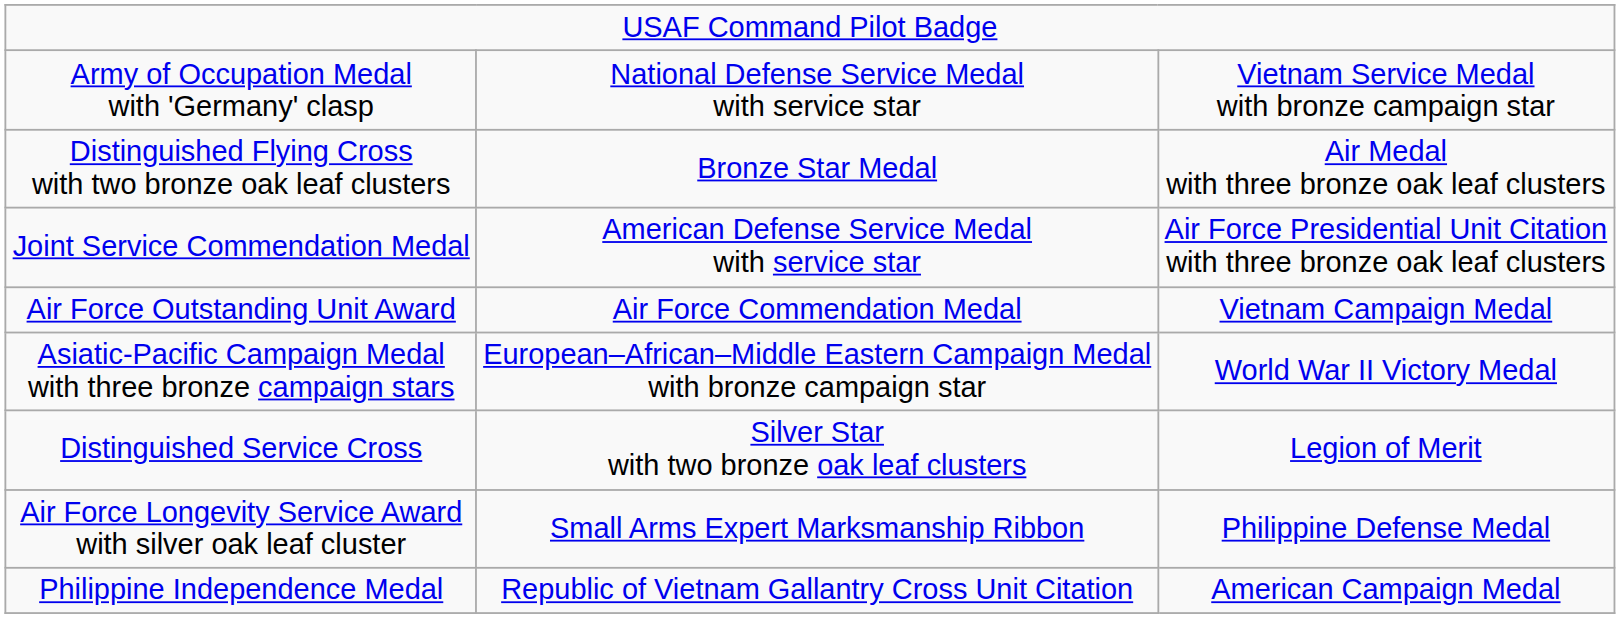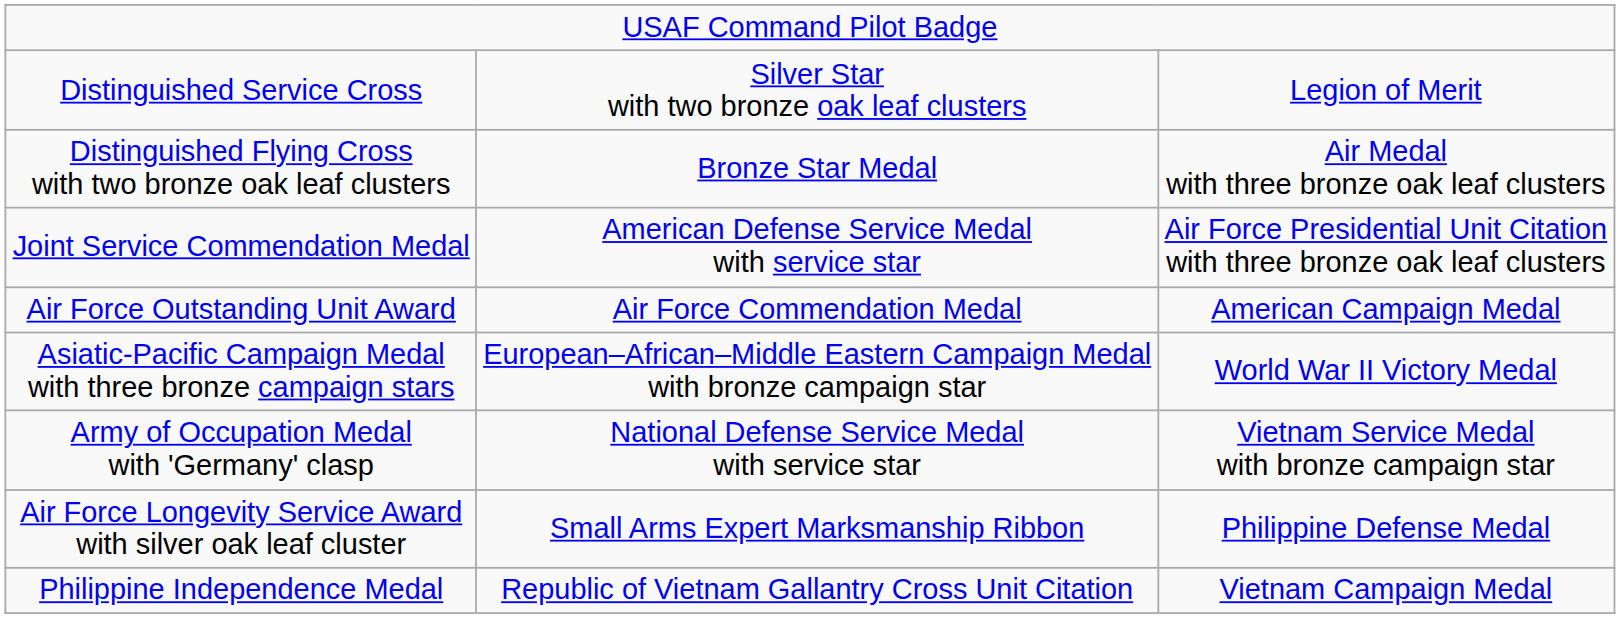rows swapped: (241, 449) <-> (241, 89)
(1386, 308) Vietnam Campaign Medal -> (1386, 308) American Campaign Medal
(1386, 590) American Campaign Medal -> (1386, 590) Vietnam Campaign Medal
